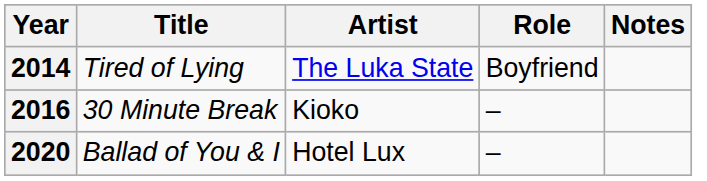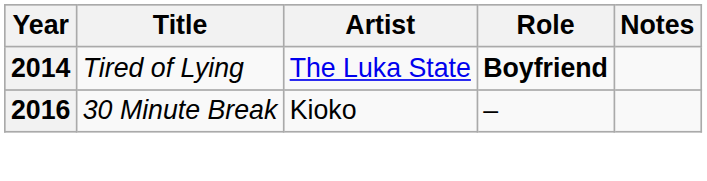(542, 68) normal -> (546, 68) bold
- row: (41, 152)
